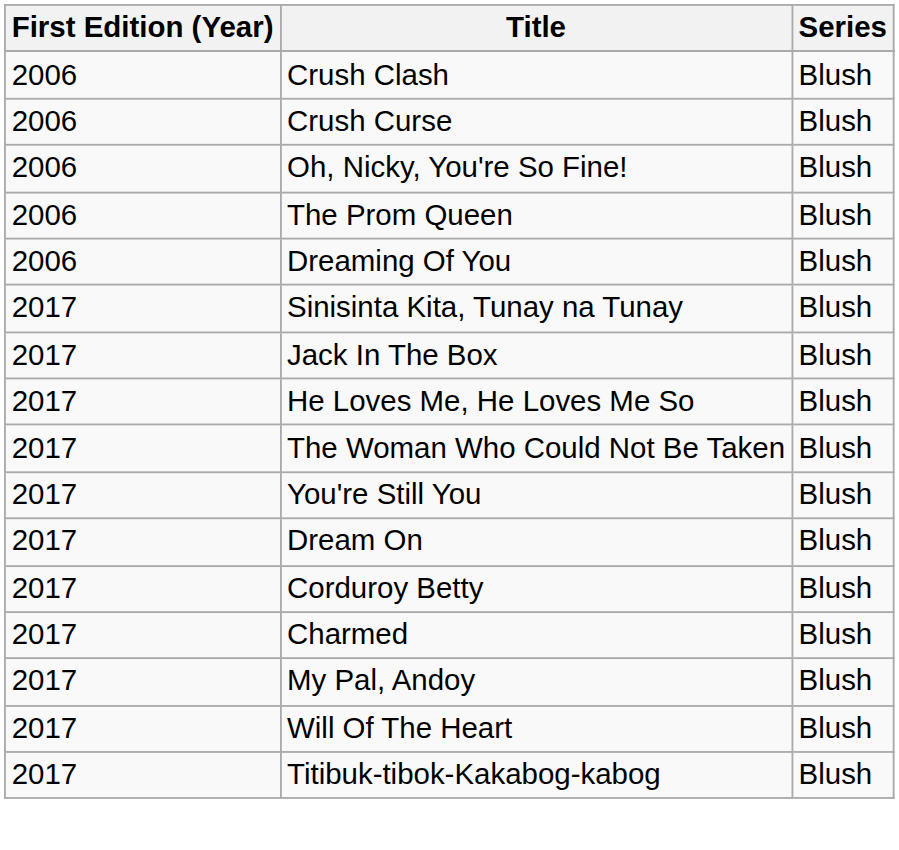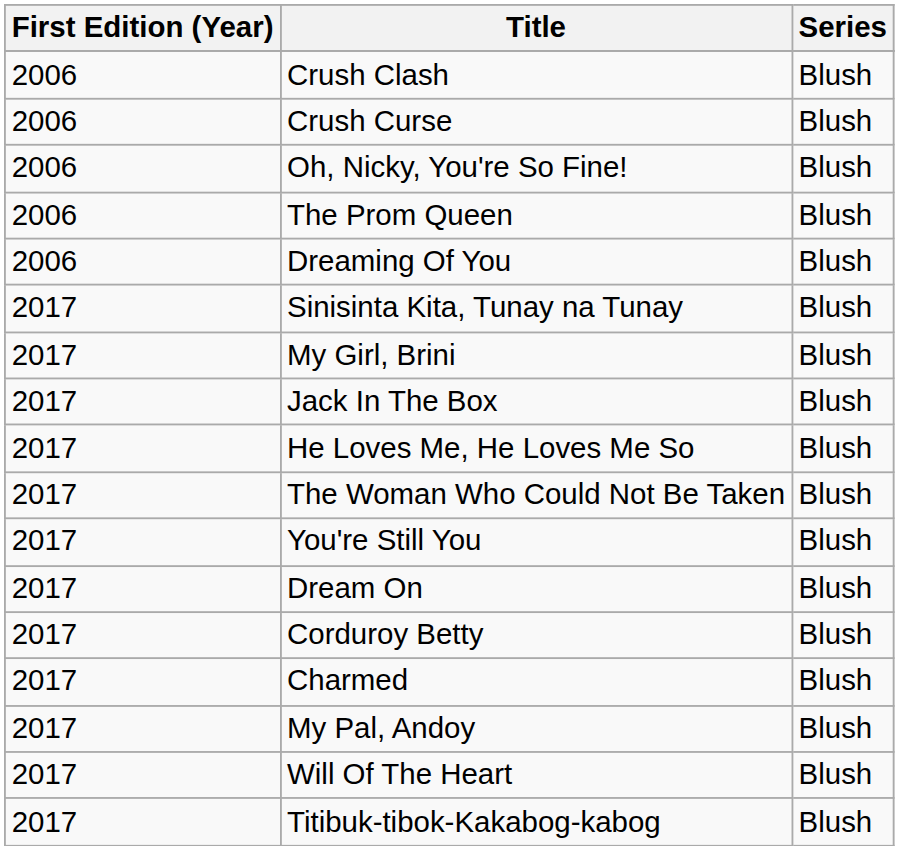+ row: (371, 354)
